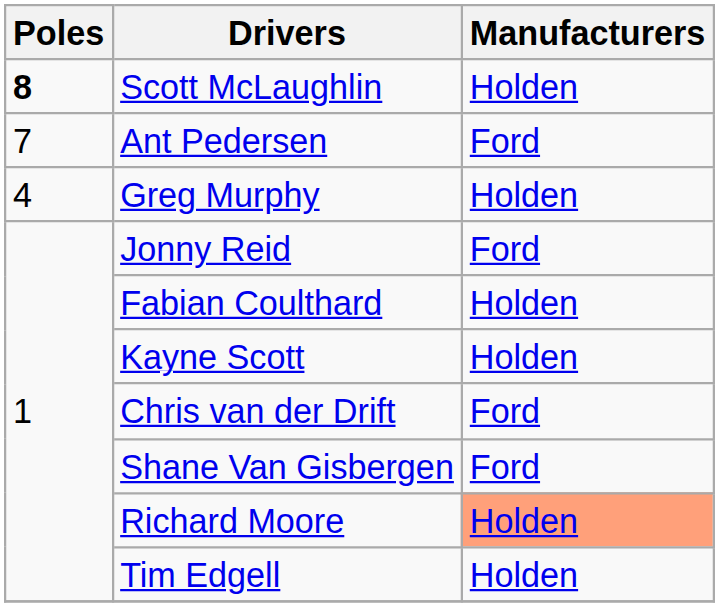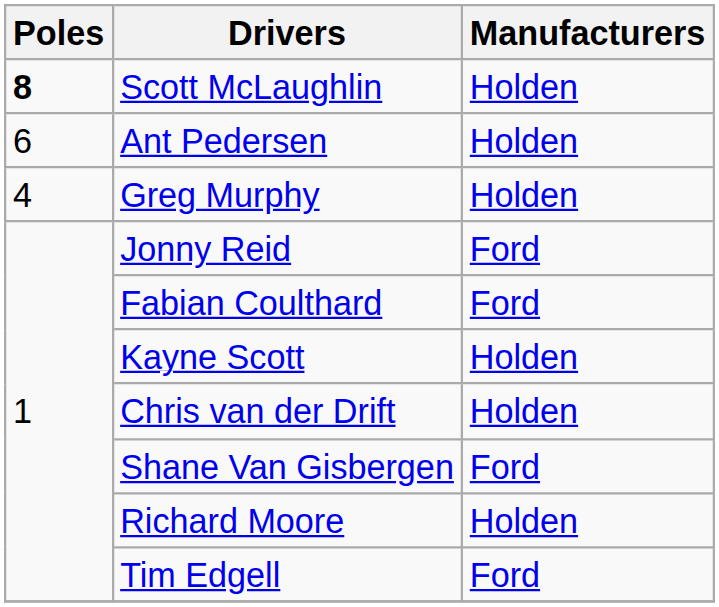(23, 141) 7 -> (23, 141) 6
(505, 141) Ford -> (524, 141) Holden
(524, 303) Holden -> (505, 303) Ford
(505, 411) Ford -> (524, 411) Holden
(524, 520) lightsalmon background -> (524, 520) no background
(524, 574) Holden -> (505, 574) Ford
